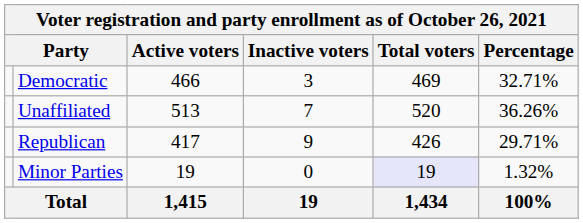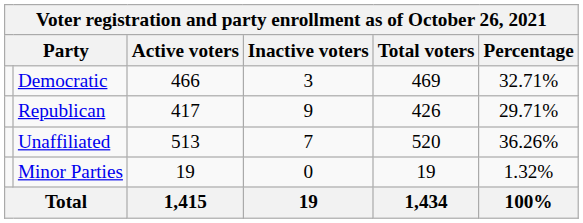rows swapped: (62, 141) <-> (64, 111)
(426, 171) lavender background -> (426, 171) no background
